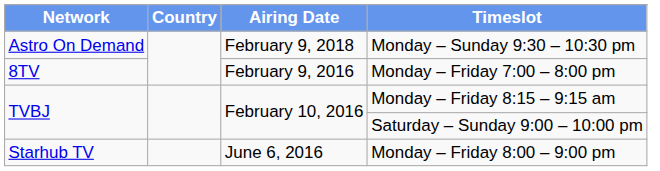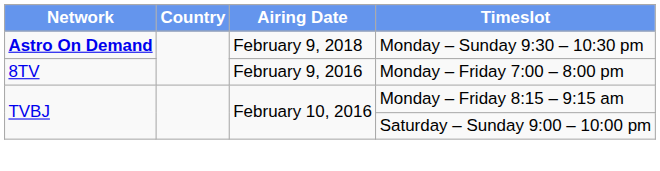(76, 44) normal -> (81, 44) bold
- row: (493, 152)
